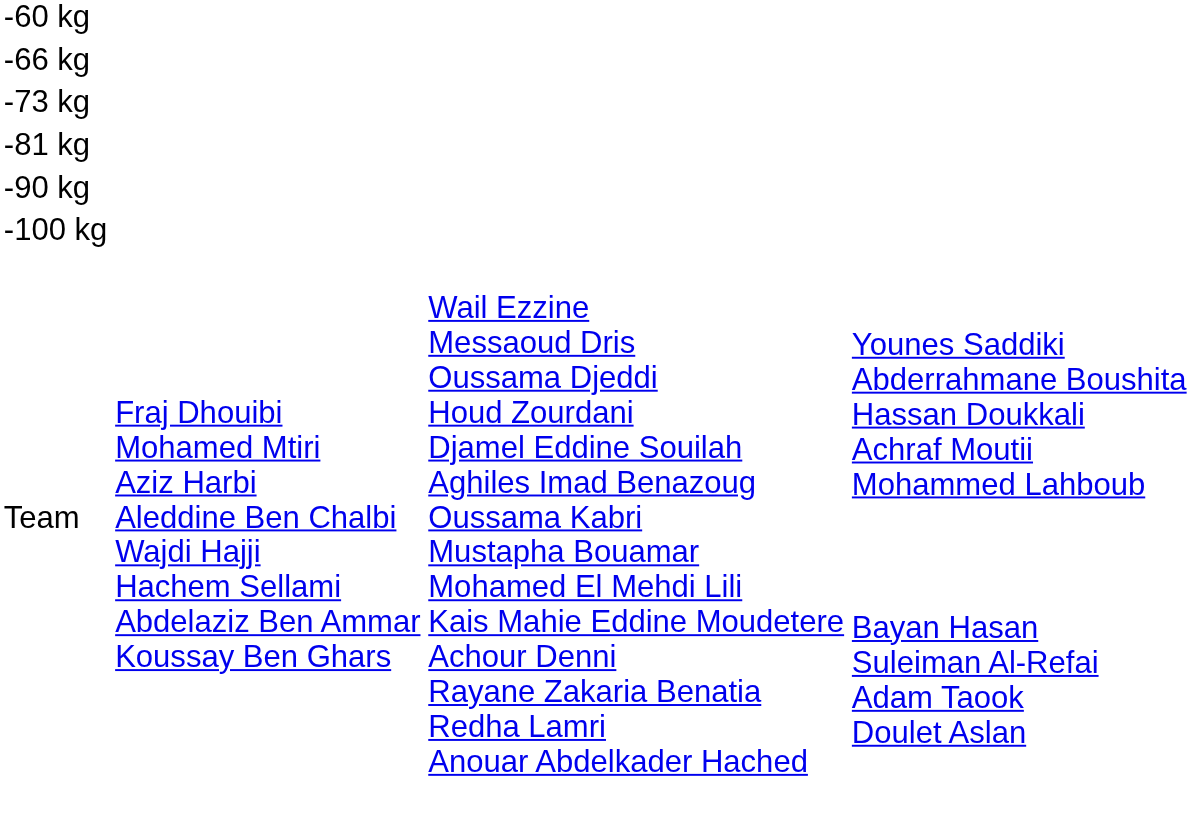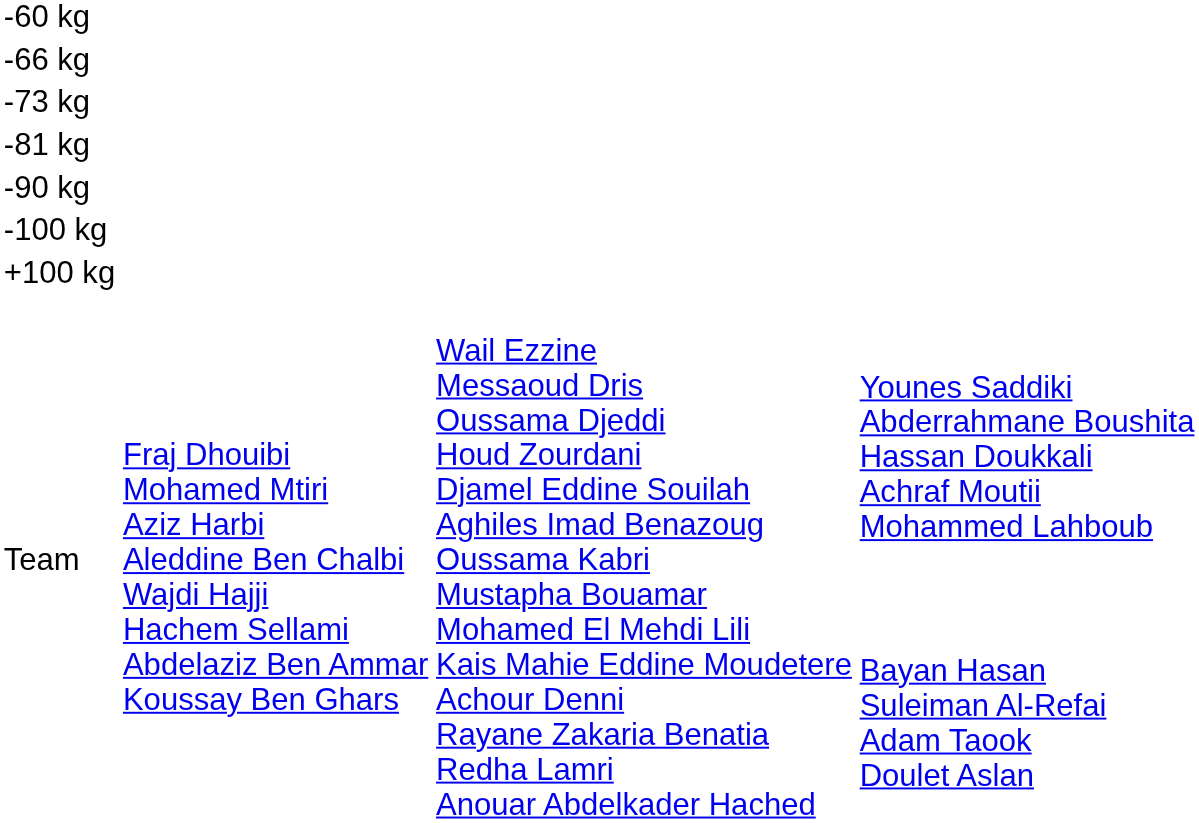+ row: (59, 272)
